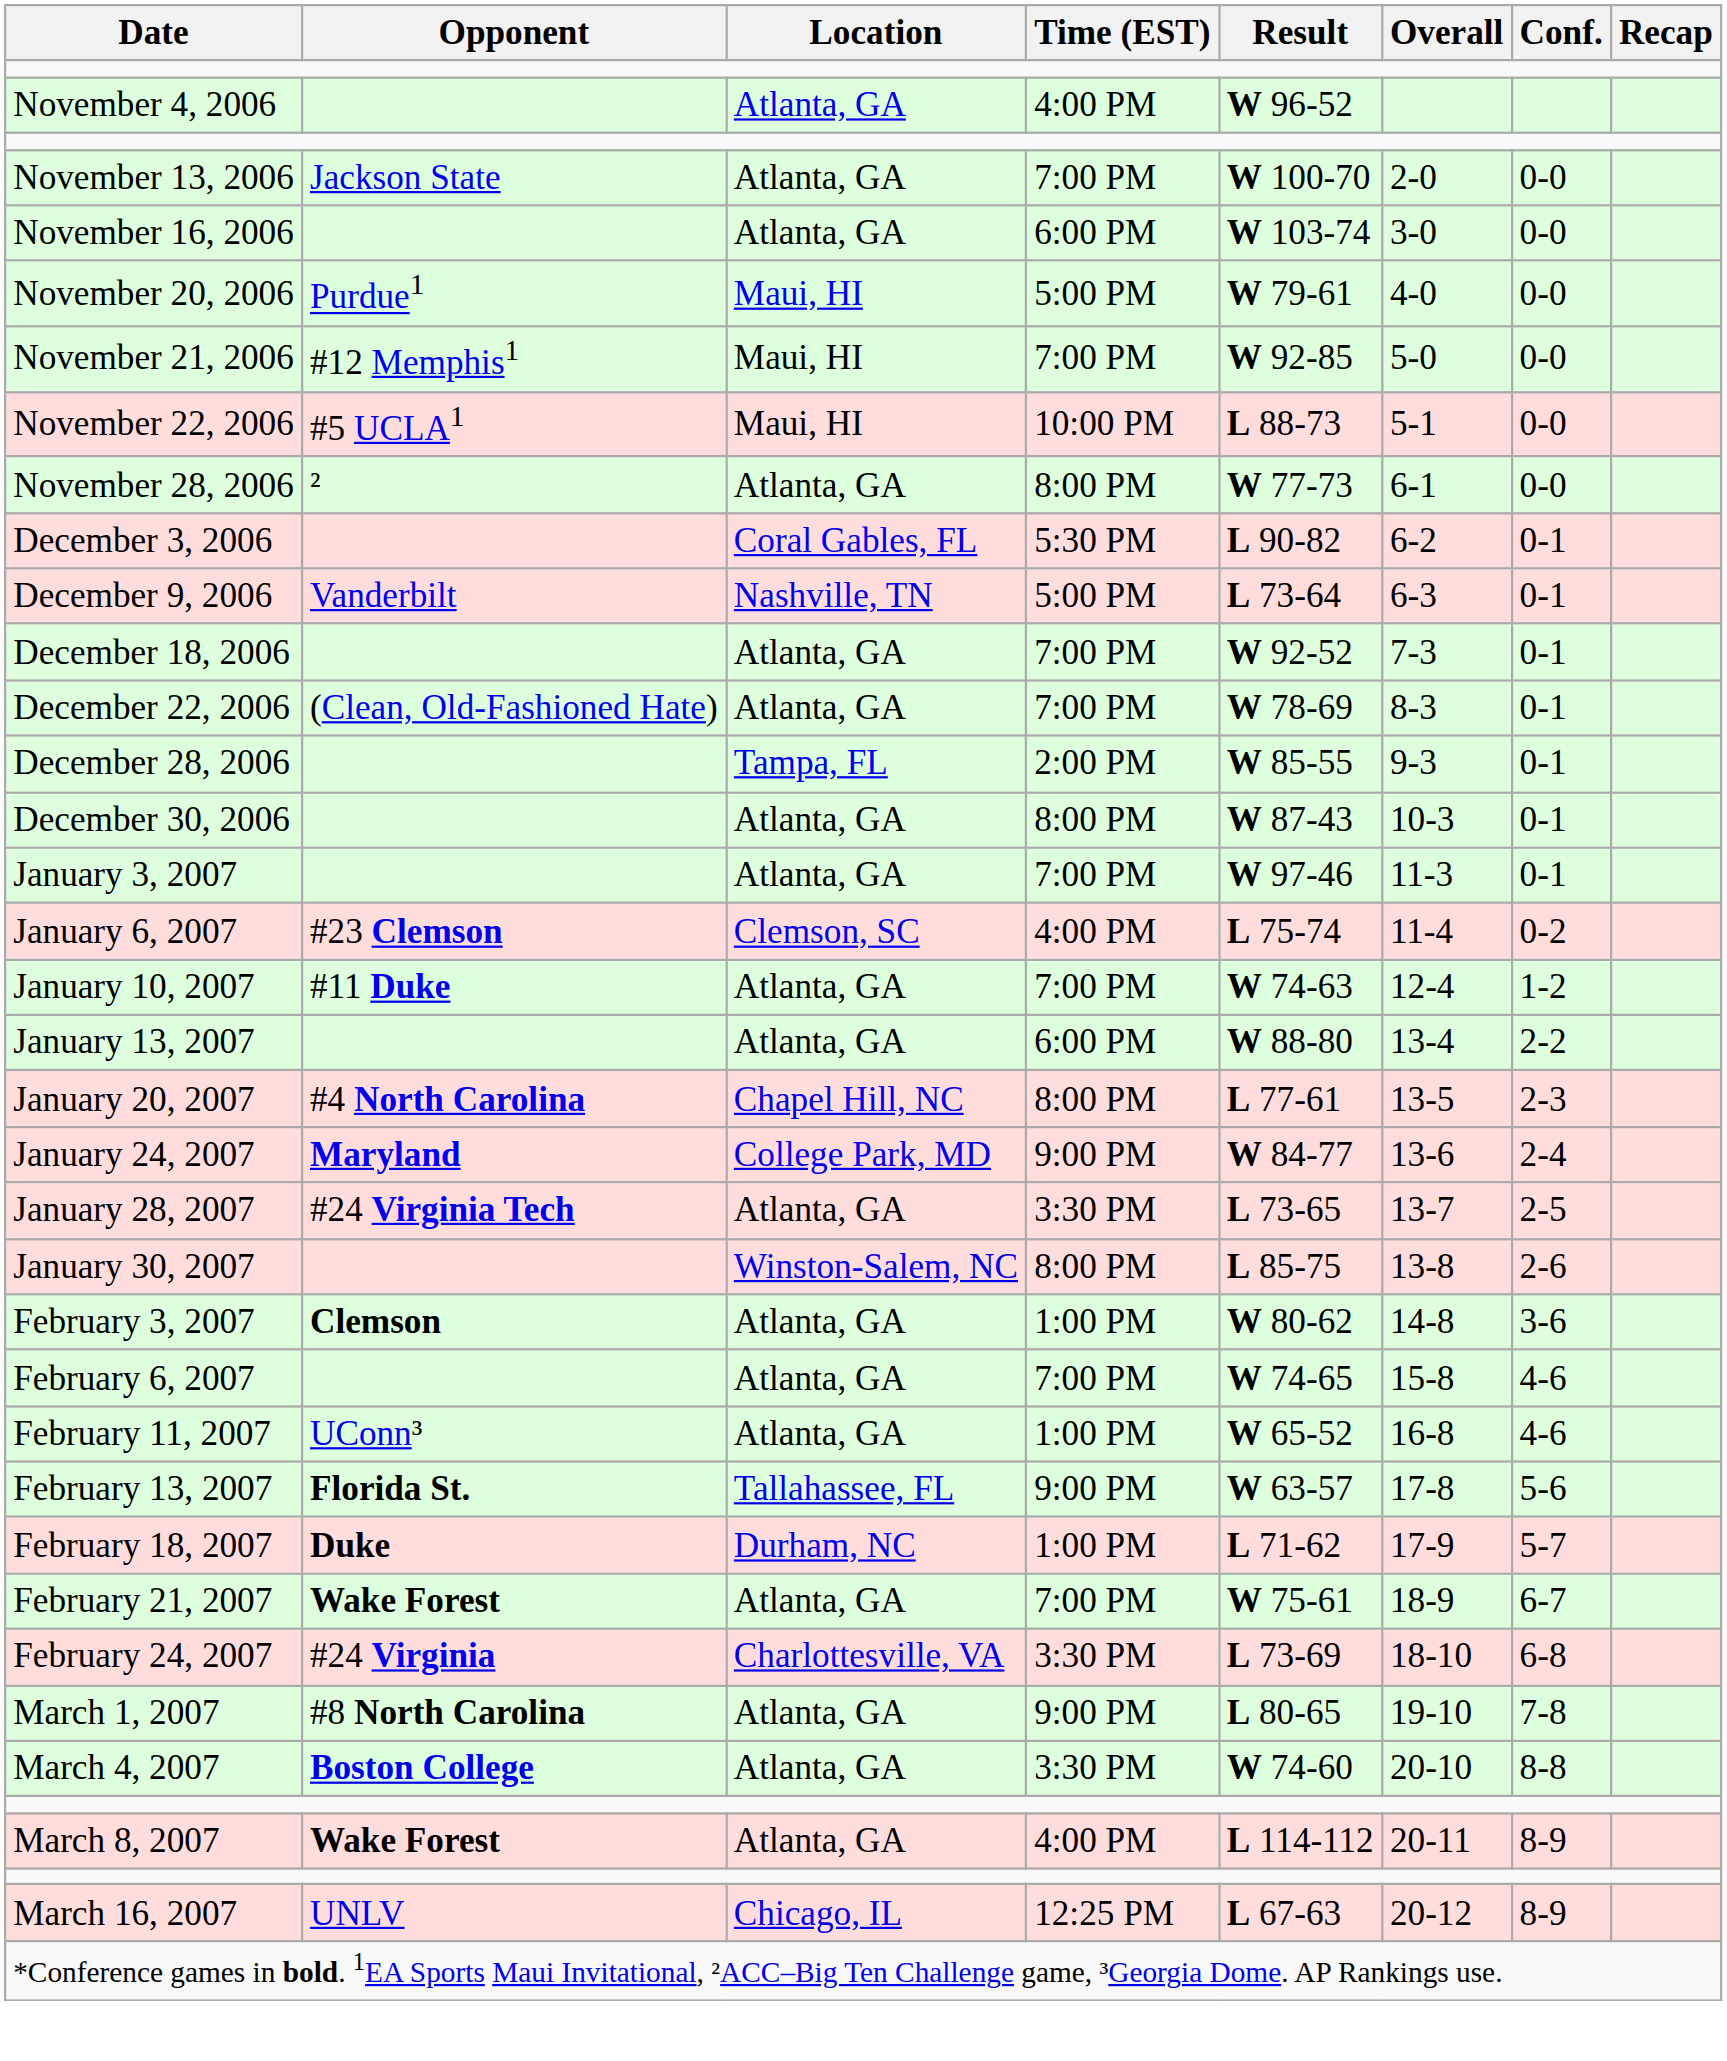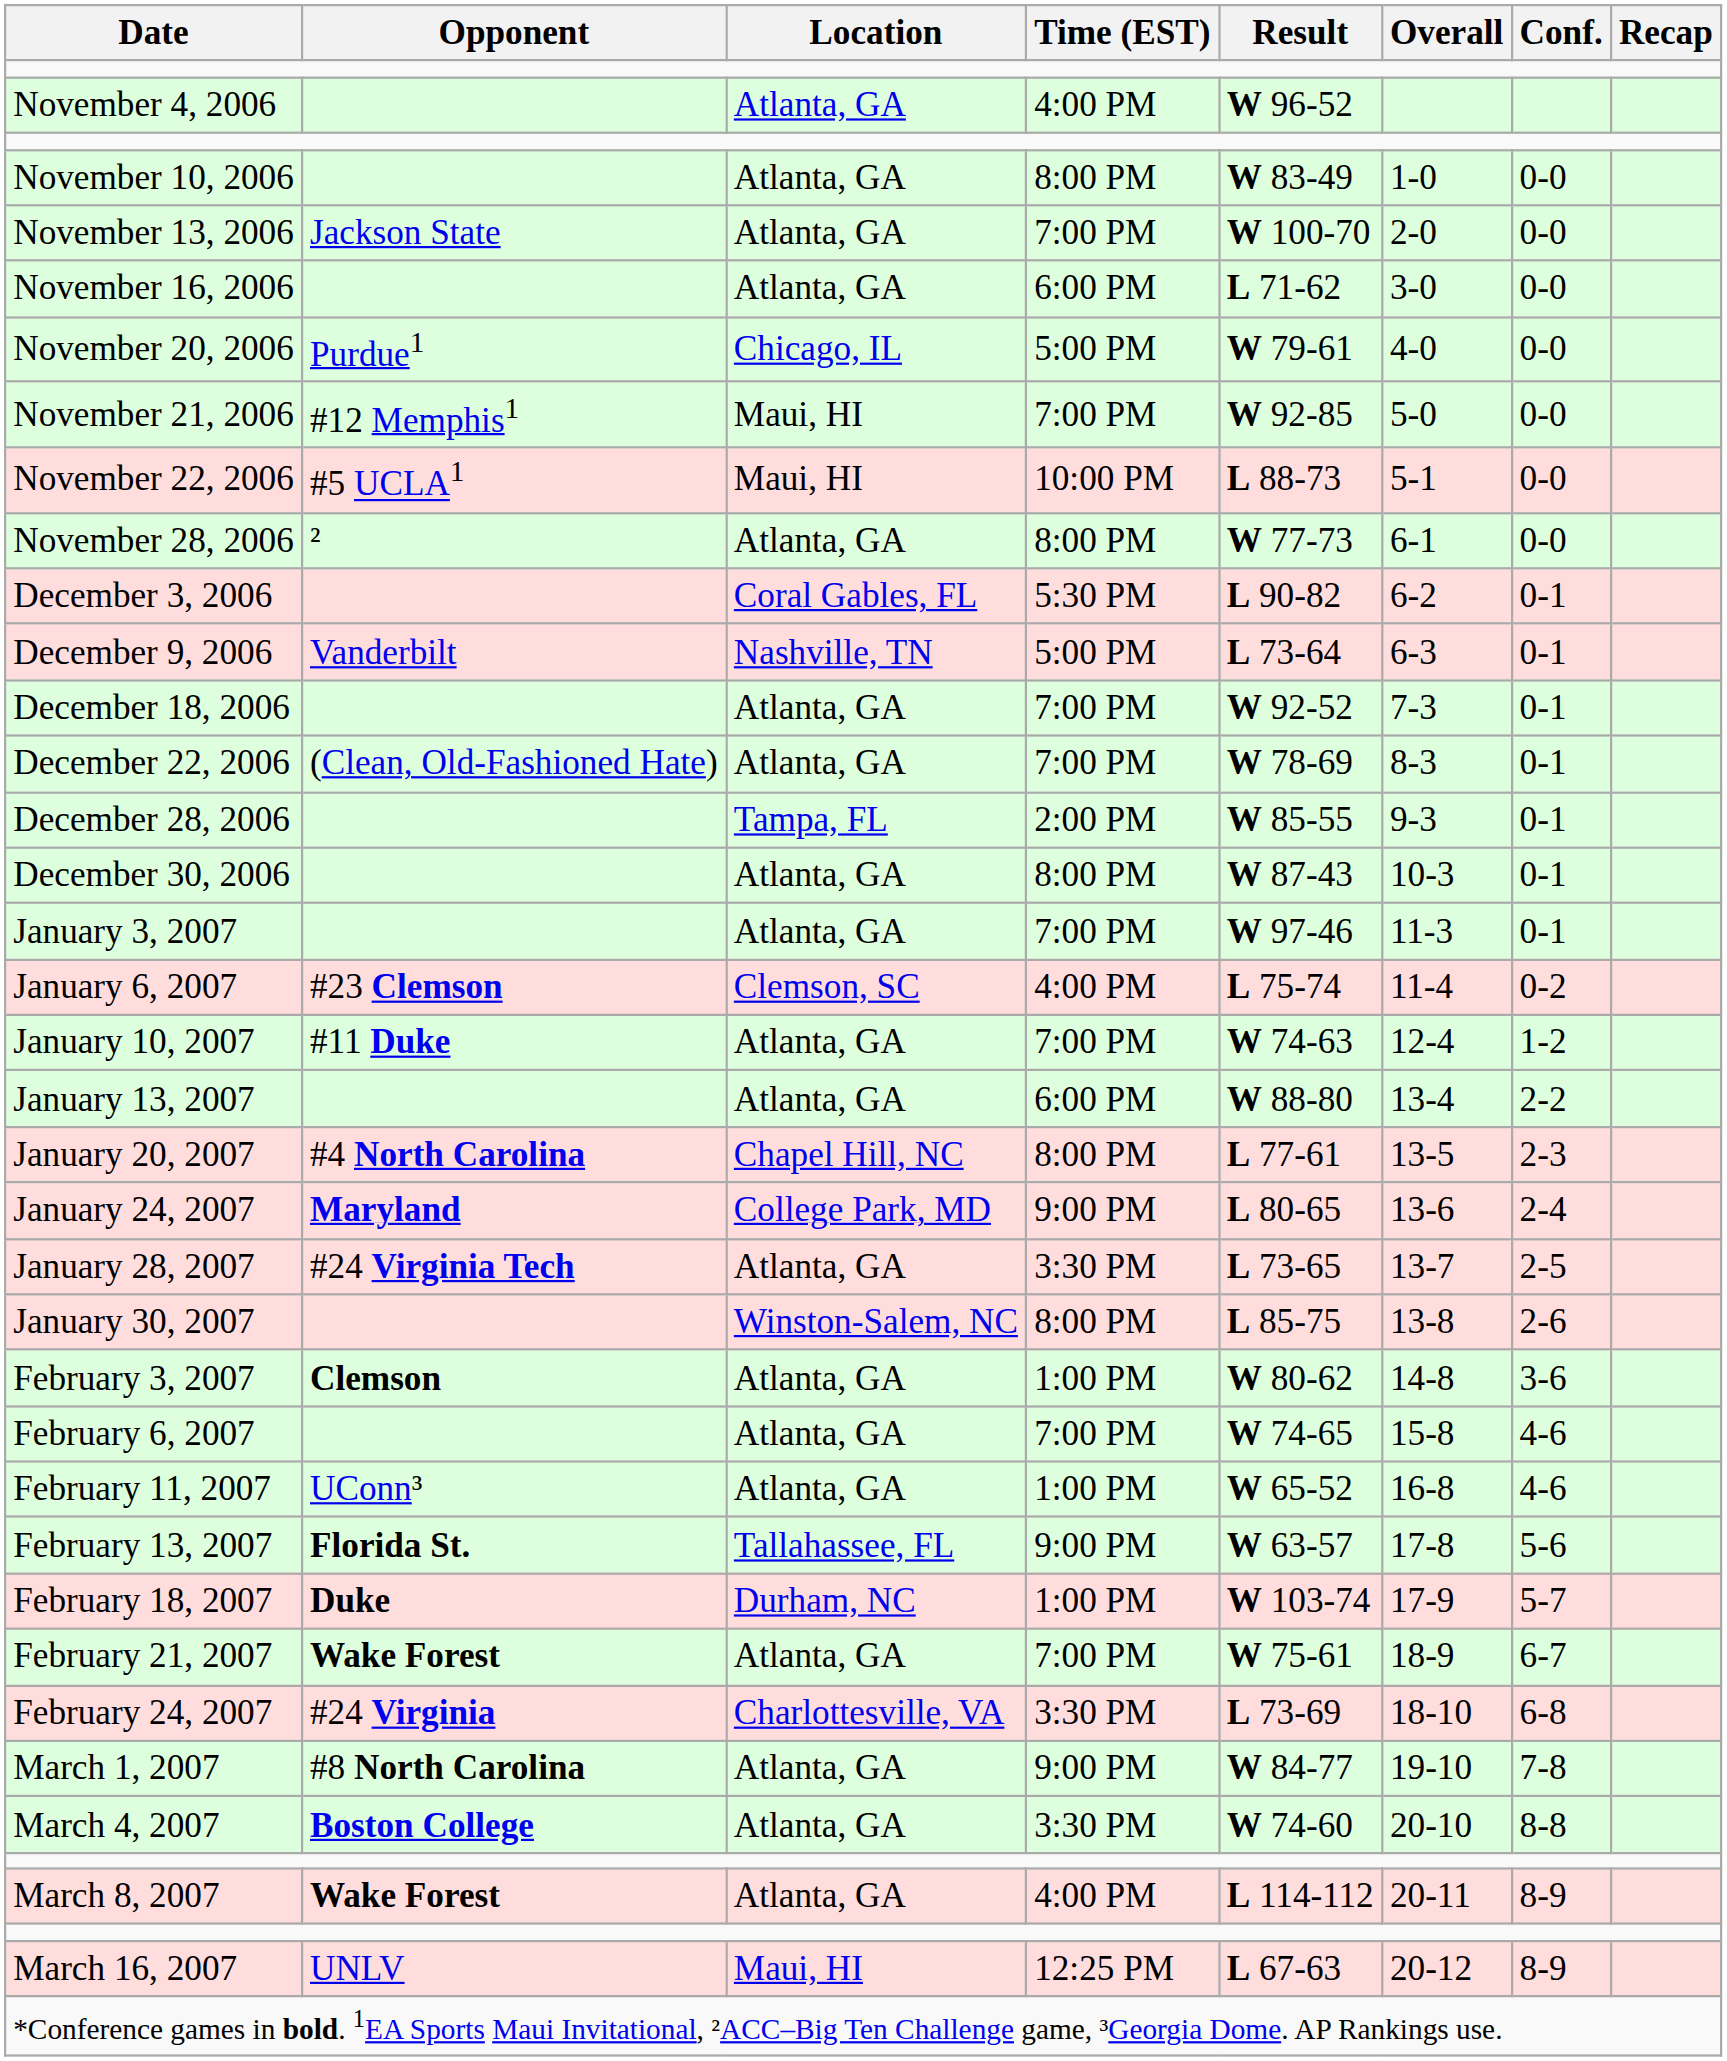+ row: (153, 176)
(1299, 232) W 103-74 -> (1284, 288) L 71-62
(798, 292) Maui, HI -> (818, 348) Chicago, IL
(1290, 1154) W 84-77 -> (1284, 1209) L 80-65
(1284, 1544) L 71-62 -> (1299, 1600) W 103-74
(1284, 1712) L 80-65 -> (1290, 1768) W 84-77
(818, 1912) Chicago, IL -> (798, 1968) Maui, HI
